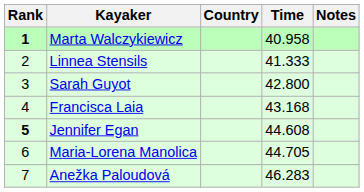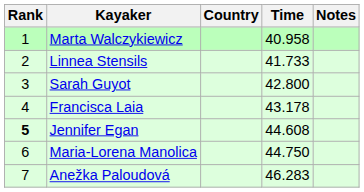(25, 38) bold -> (25, 38) normal
(287, 61) 41.333 -> (287, 61) 41.733
(287, 107) 43.168 -> (287, 107) 43.178
(287, 152) 44.705 -> (287, 152) 44.750
